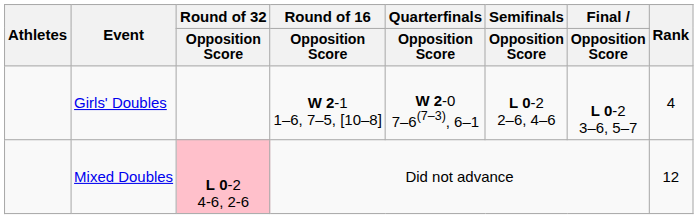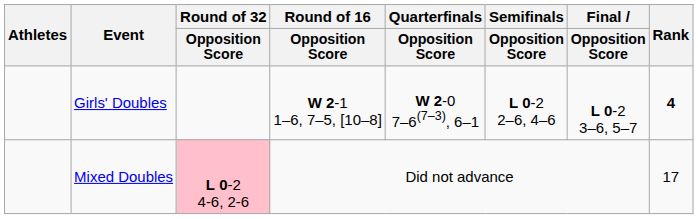(671, 103) normal -> (671, 103) bold
(671, 177) 12 -> (671, 177) 17
